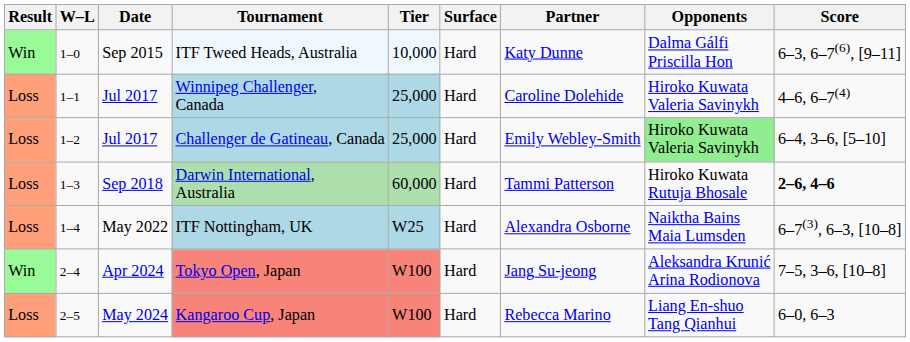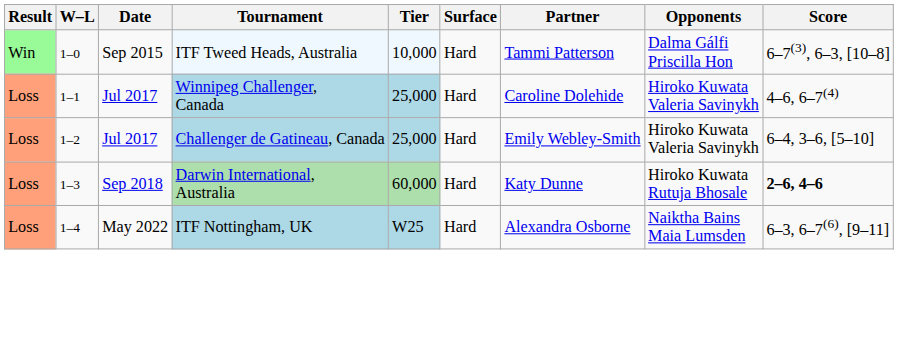(544, 52) Katy Dunne -> (559, 52) Tammi Patterson
(839, 52) 6–3, 6–7(6), [9–11] -> (828, 52) 6–7(3), 6–3, [10–8]
(704, 139) lightgreen background -> (704, 139) no background
(559, 183) Tammi Patterson -> (544, 183) Katy Dunne
(840, 227) 6–7(3), 6–3, [10–8] -> (828, 227) 6–3, 6–7(6), [9–11]
- row: (238, 271)
- row: (245, 314)
